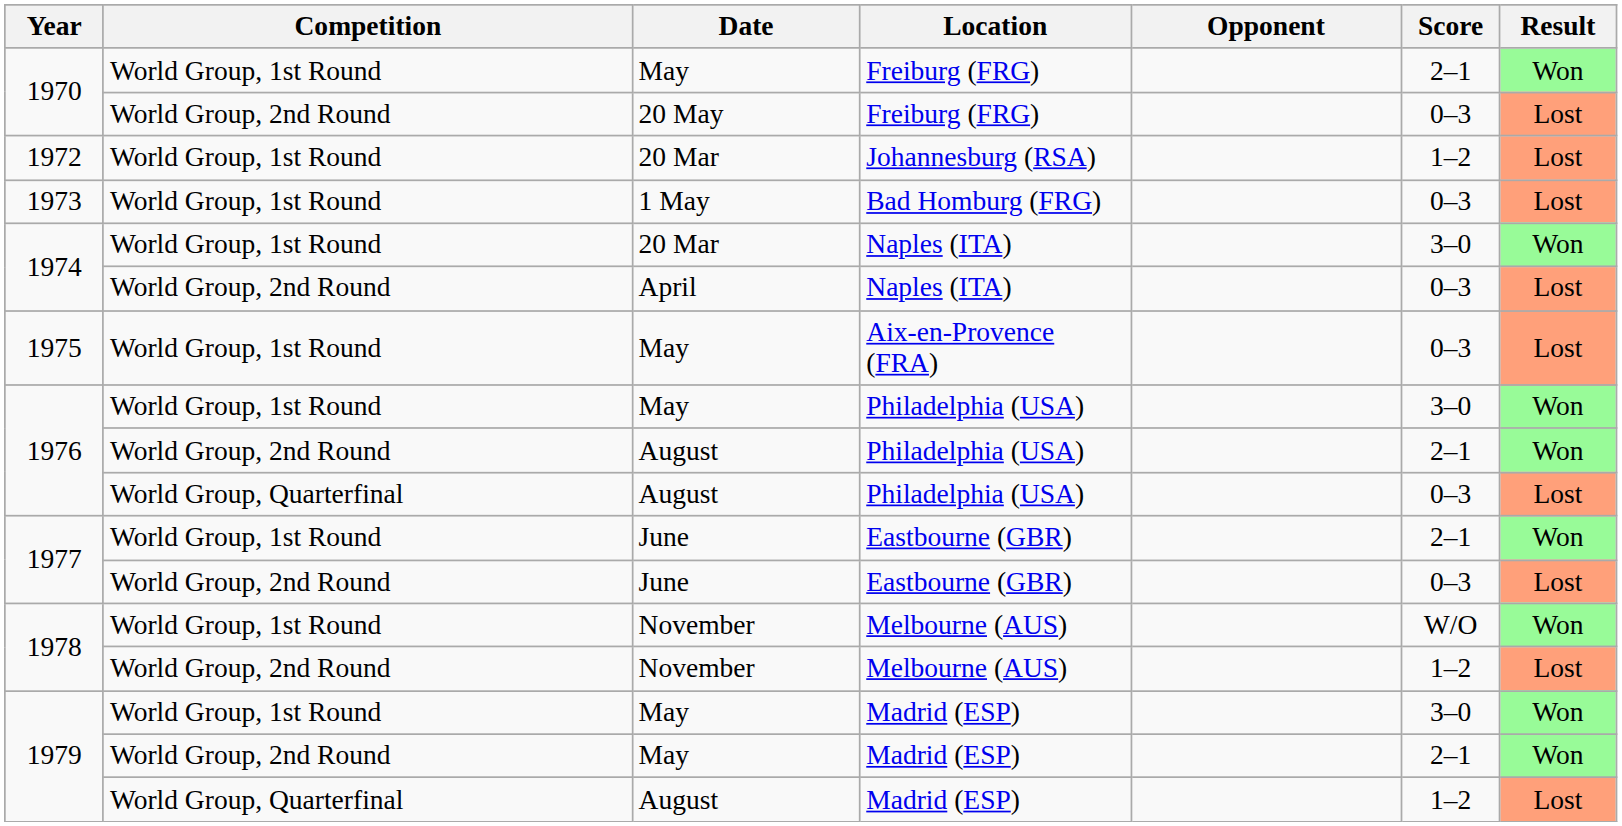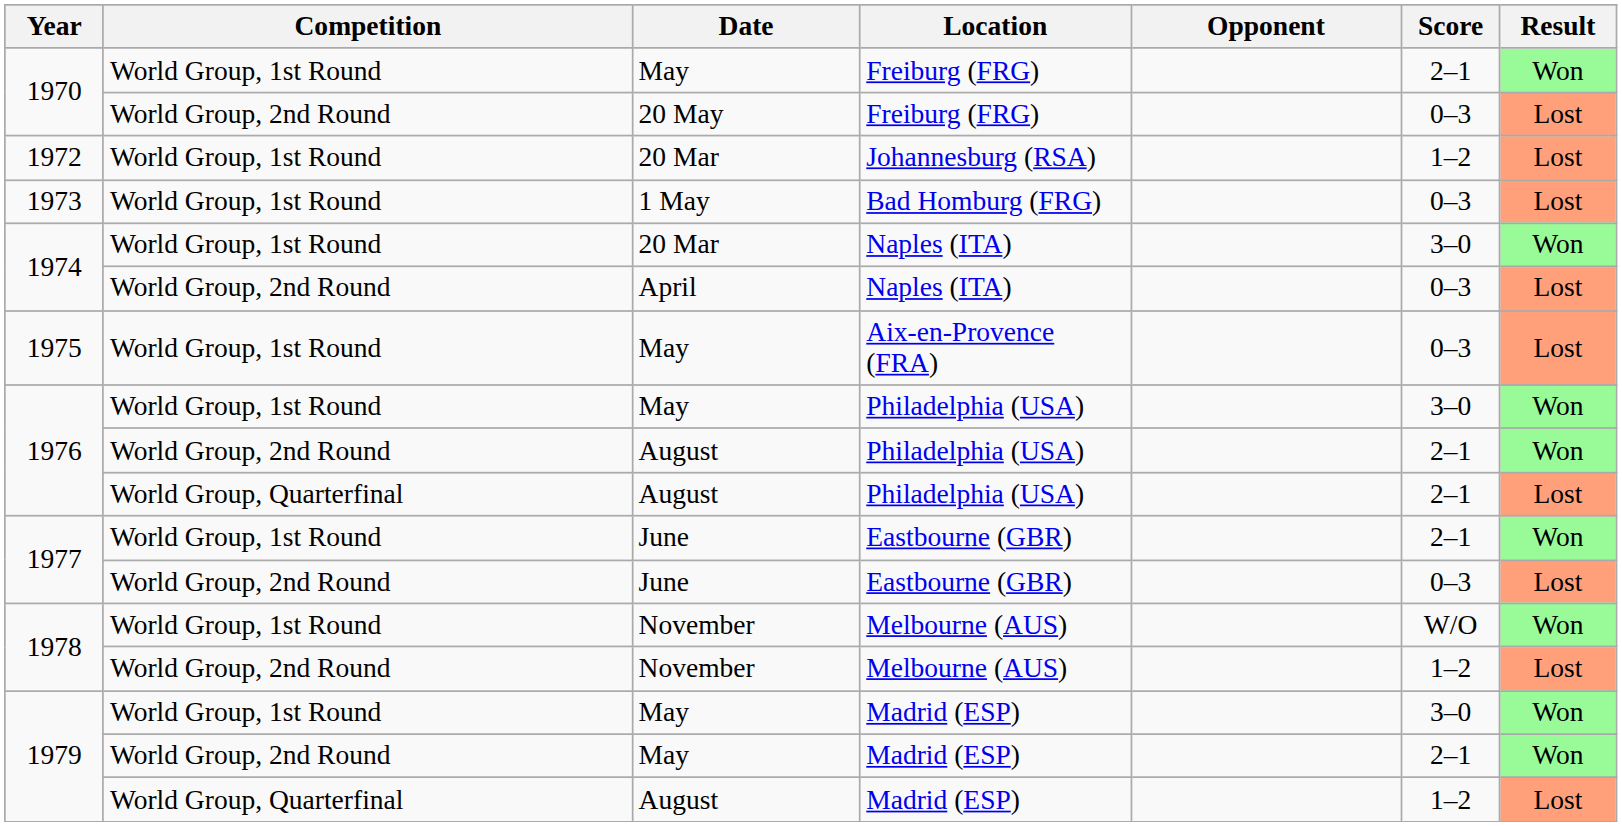(1451, 493) 0–3 -> (1451, 493) 2–1
